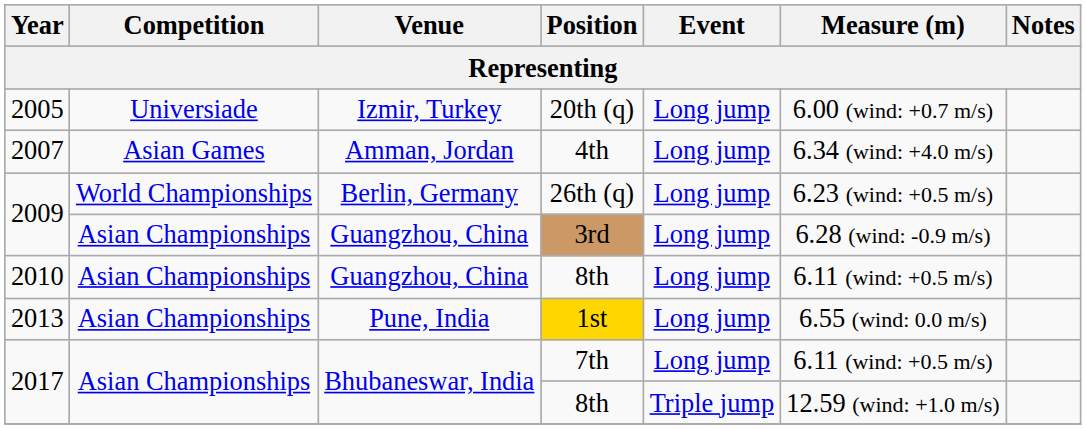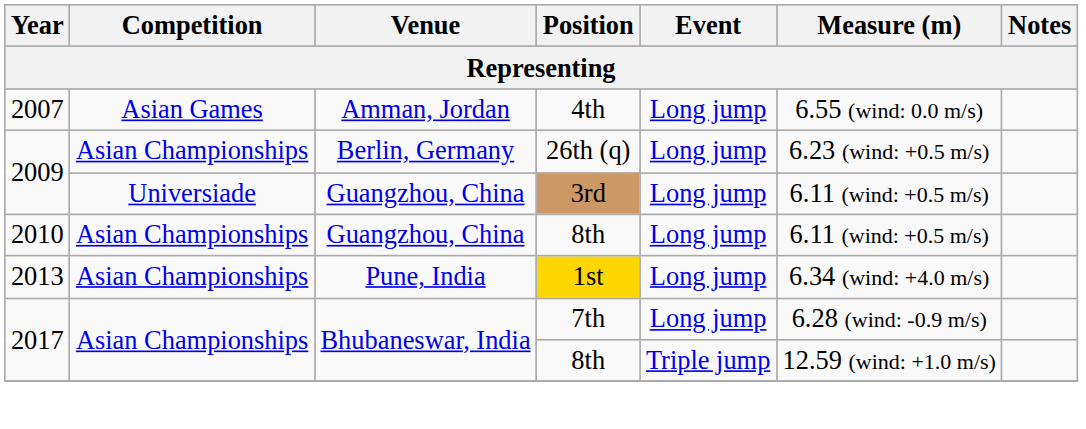- row: (37, 109)
(893, 151) 6.34 (wind: +4.0 m/s) -> (889, 109) 6.55 (wind: 0.0 m/s)
(194, 192) World Championships -> (192, 151) Asian Championships
(194, 234) Asian Championships -> (192, 192) Universiade
(893, 234) 6.28 (wind: -0.9 m/s) -> (889, 192) 6.11 (wind: +0.5 m/s)
(893, 318) 6.55 (wind: 0.0 m/s) -> (889, 276) 6.34 (wind: +4.0 m/s)
(893, 360) 6.11 (wind: +0.5 m/s) -> (889, 318) 6.28 (wind: -0.9 m/s)
